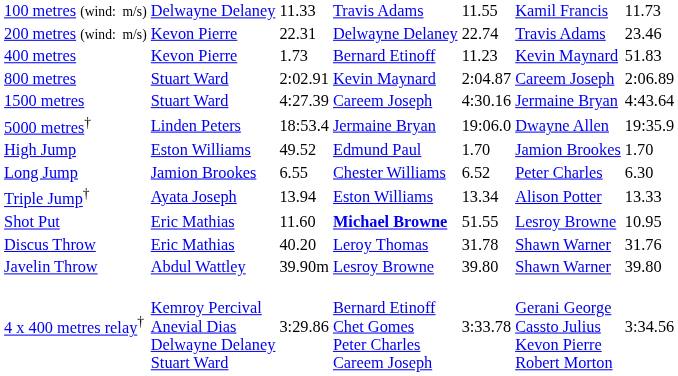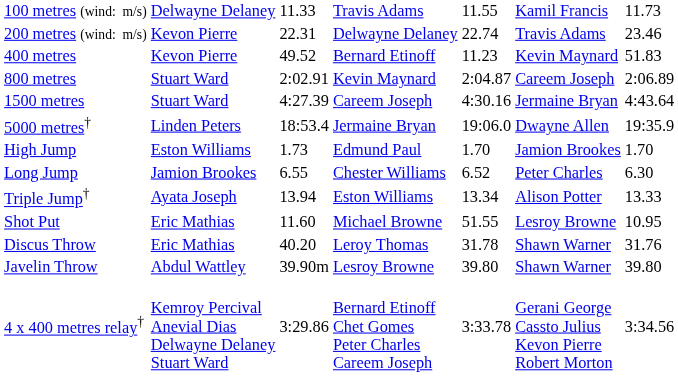(294, 56) 1.73 -> (298, 56) 49.52
(298, 150) 49.52 -> (294, 150) 1.73
(390, 222) bold -> (388, 222) normal
